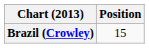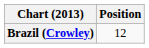(120, 33) 15 -> (120, 33) 12
